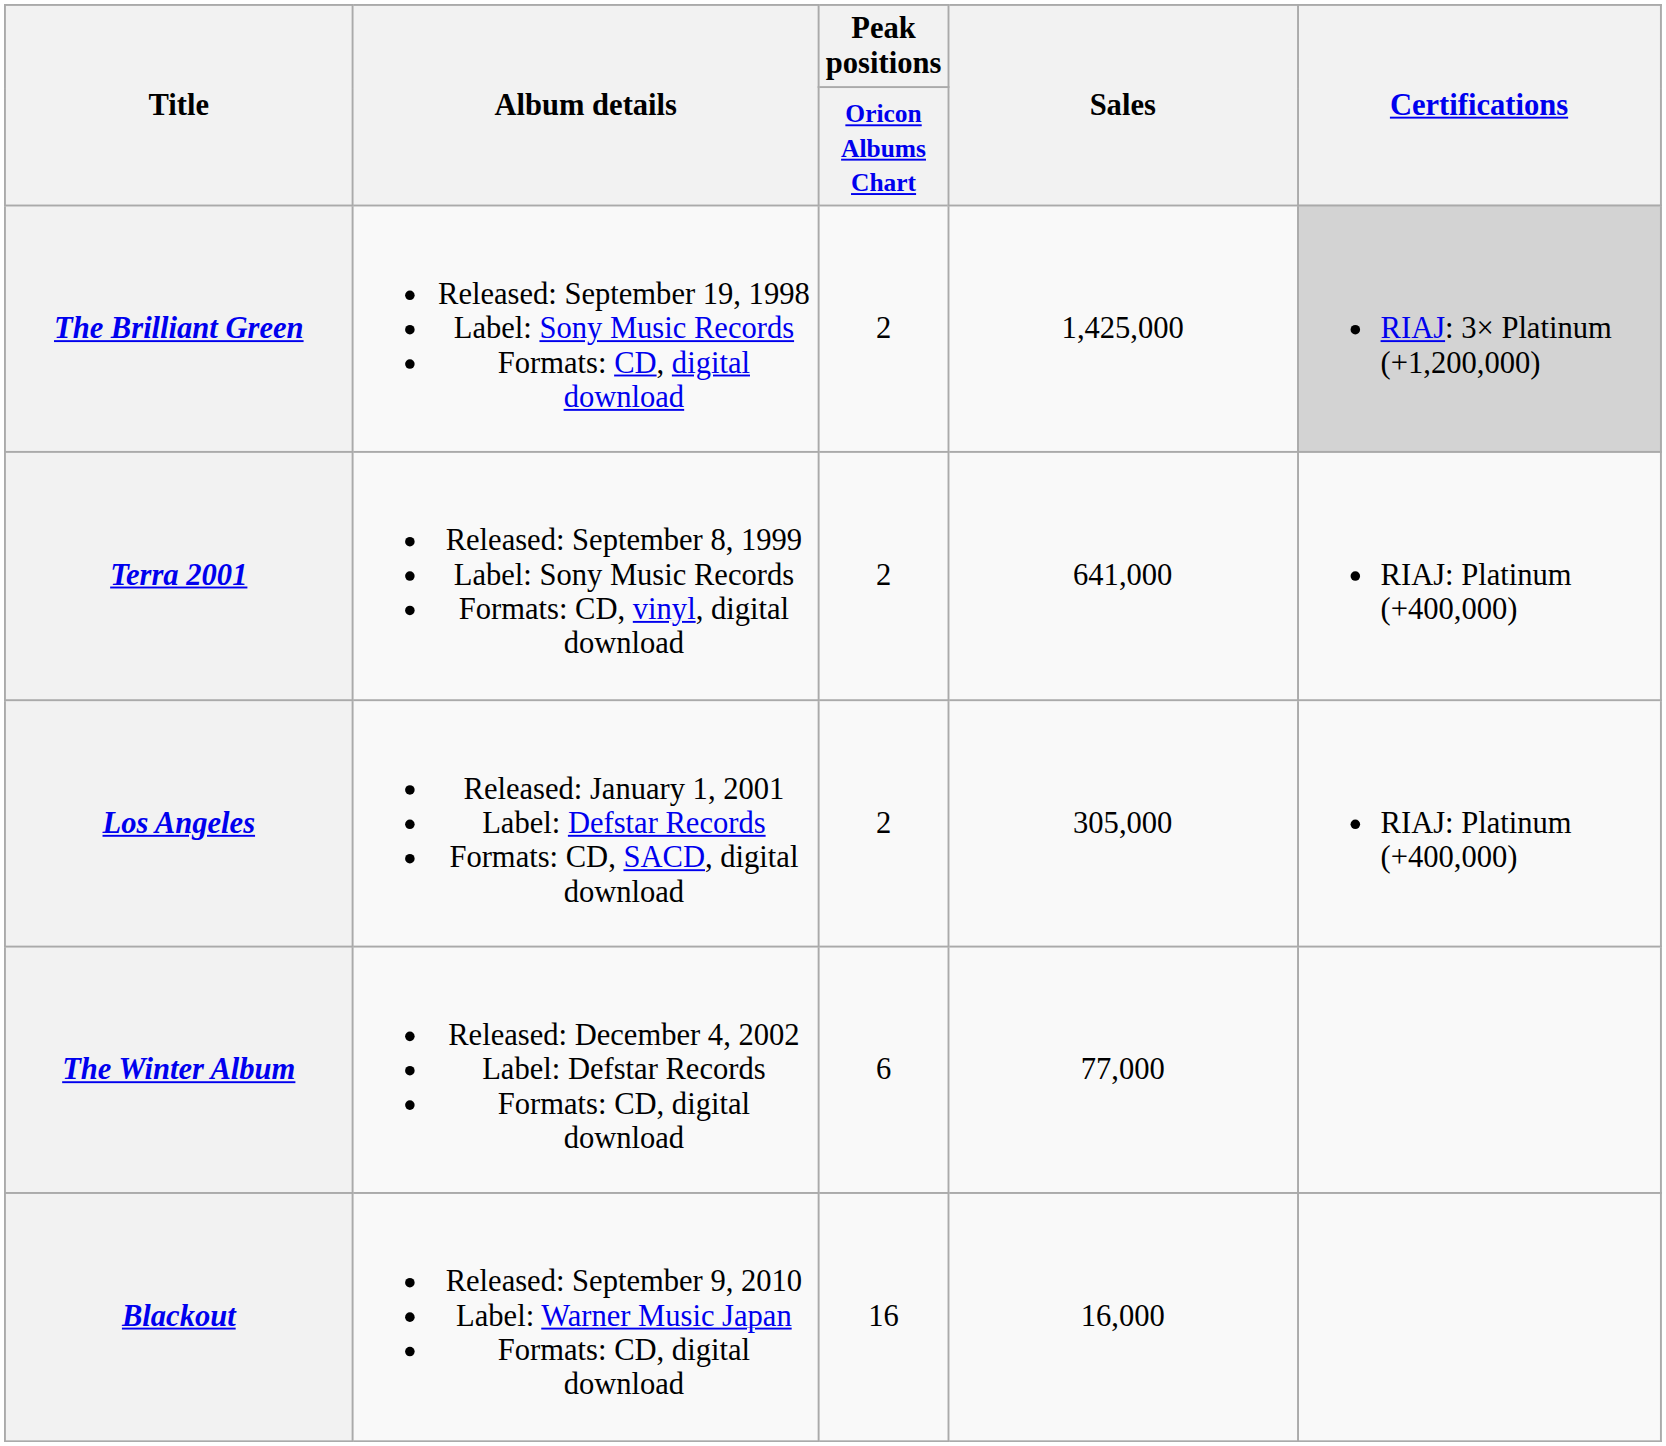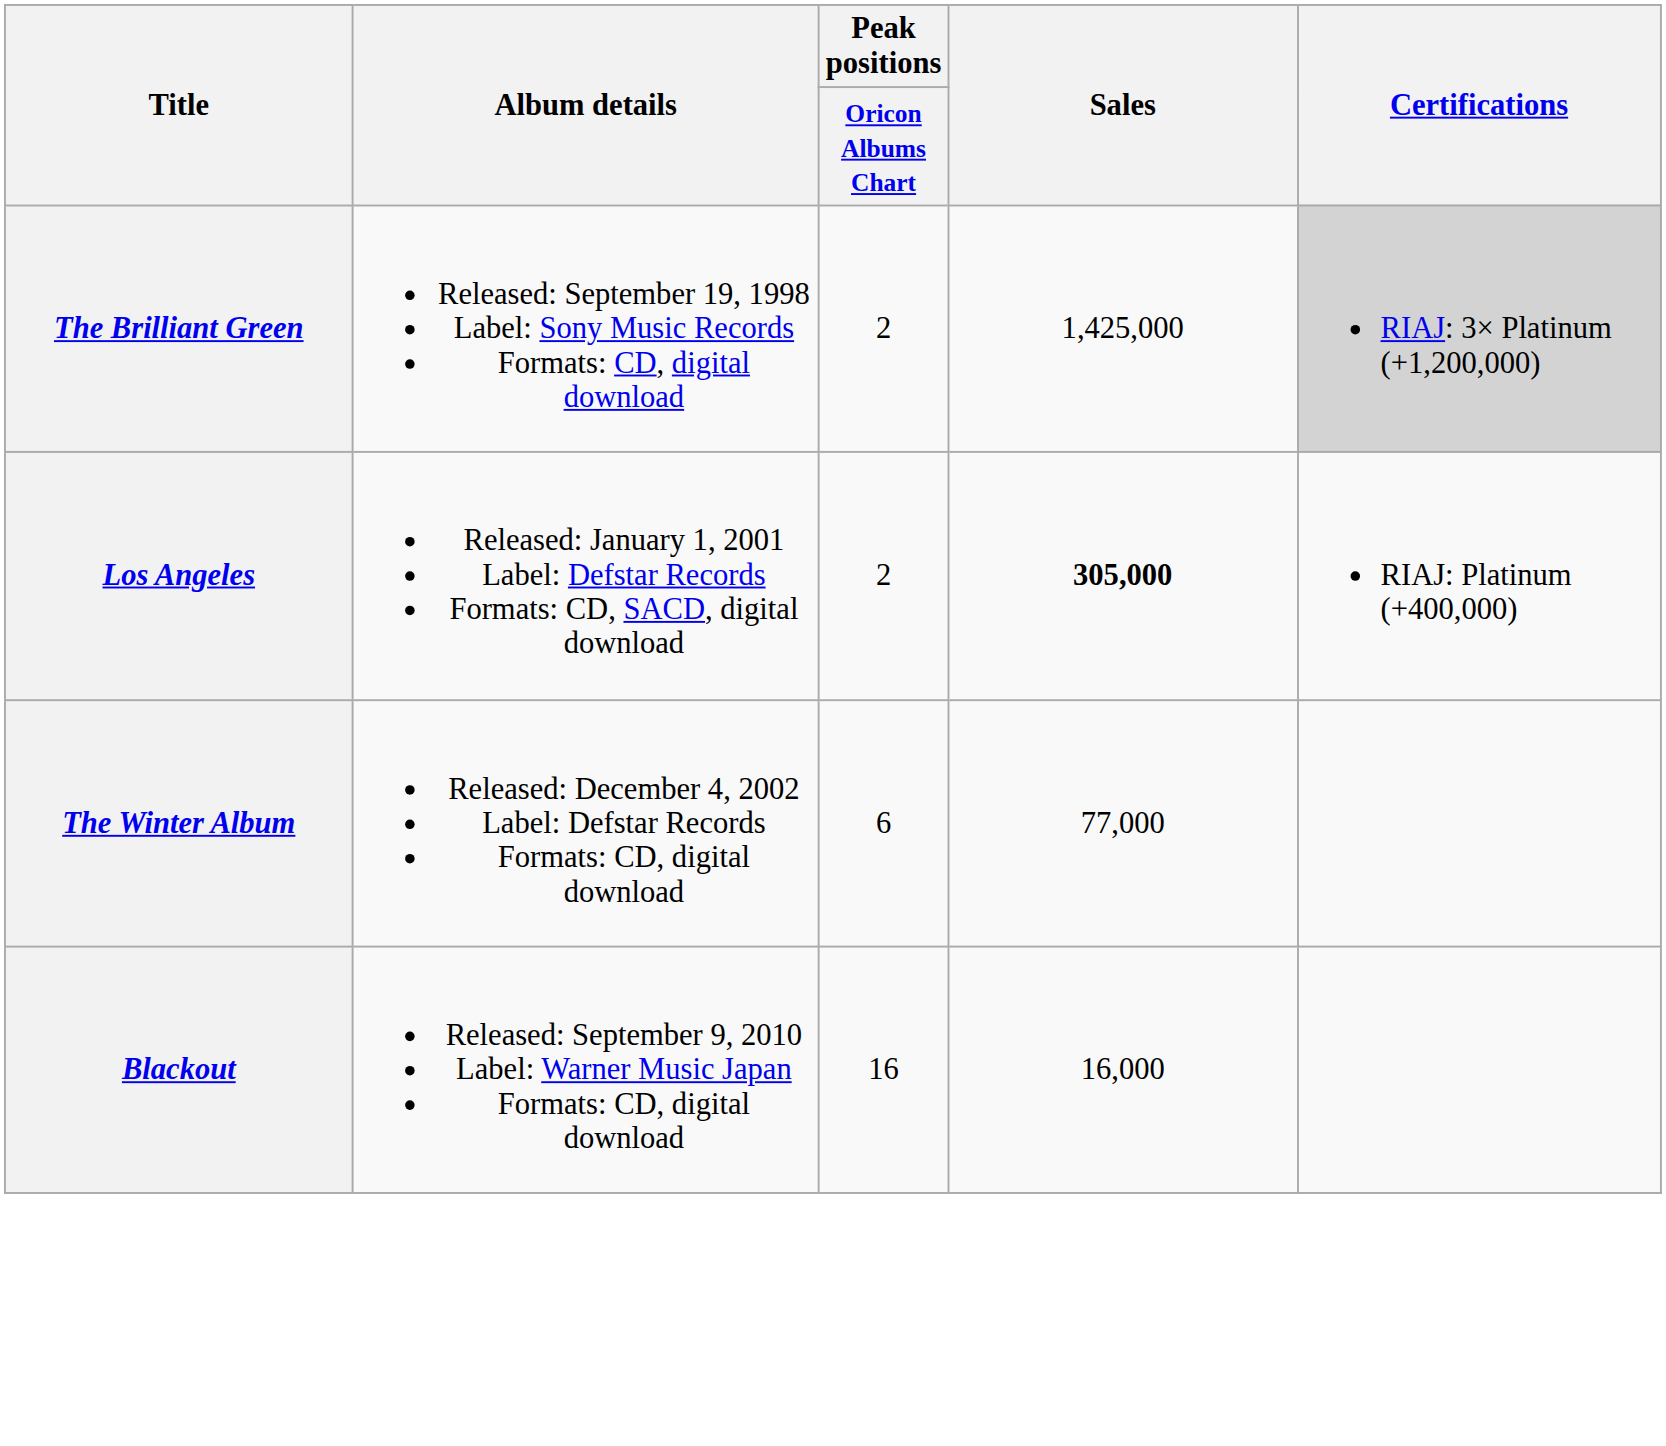- row: (179, 575)
(1123, 822) normal -> (1123, 575) bold
